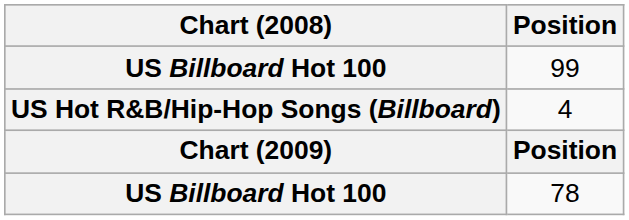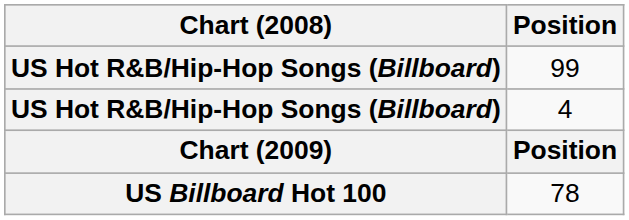(256, 67) US Billboard Hot 100 -> (256, 67) US Hot R&B/Hip-Hop Songs (Billboard)
